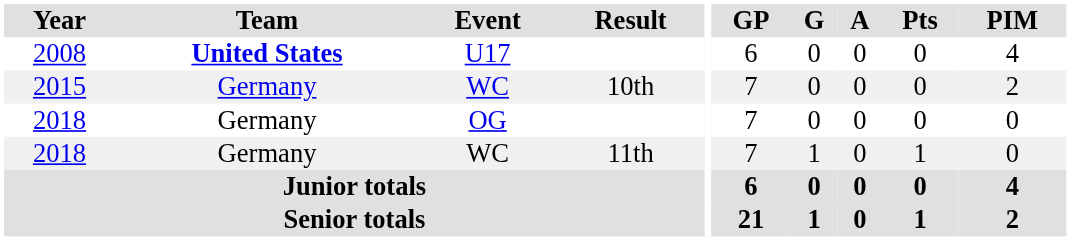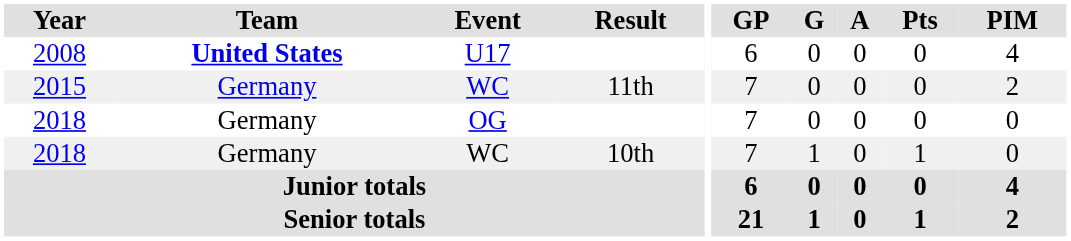(631, 86) 10th -> (631, 86) 11th
(631, 153) 11th -> (631, 153) 10th
